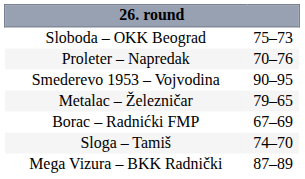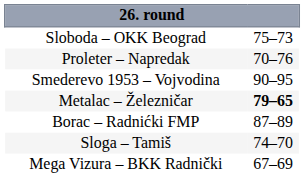(273, 101) normal -> (273, 101) bold
(273, 122) 67–69 -> (273, 122) 87–89
(273, 164) 87–89 -> (273, 164) 67–69
